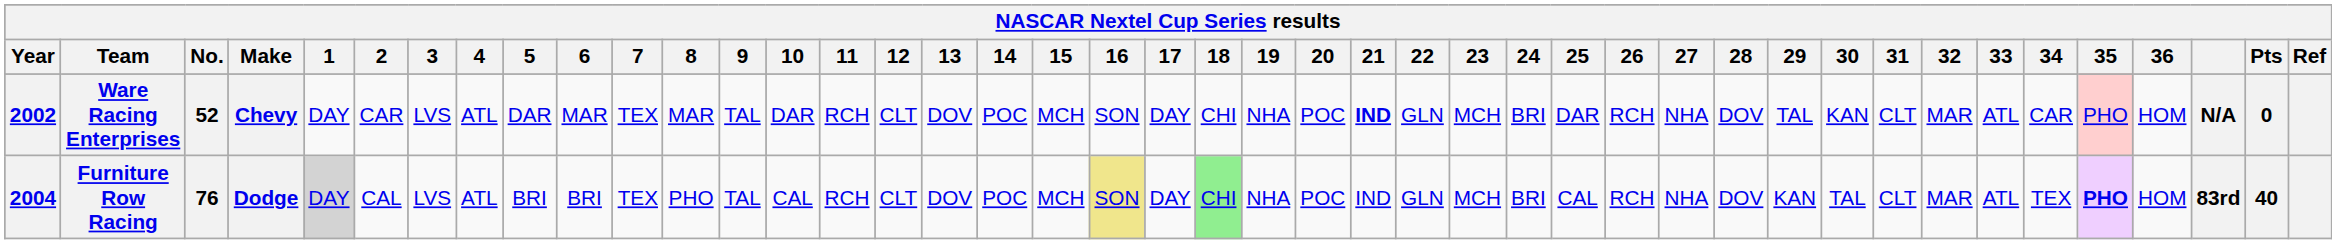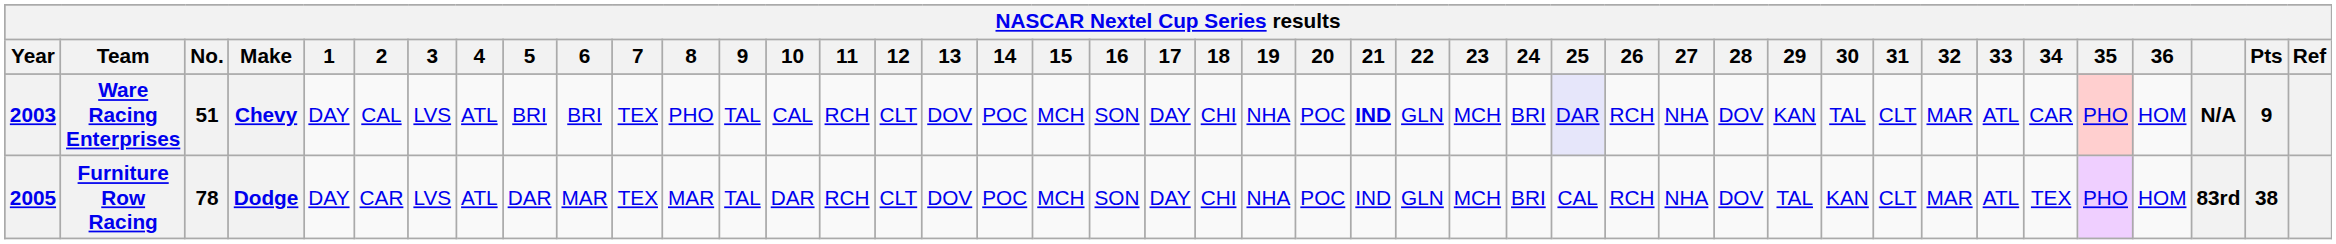(33, 115) 2002 -> (33, 115) 2003
(207, 115) 52 -> (207, 115) 51
(381, 115) CAR -> (381, 115) CAL
(530, 115) DAR -> (530, 115) BRI
(585, 115) MAR -> (585, 115) BRI
(691, 115) MAR -> (691, 115) PHO
(793, 115) DAR -> (793, 115) CAL
(1578, 115) no background -> (1578, 115) lavender background
(1795, 115) TAL -> (1795, 115) KAN
(1847, 115) KAN -> (1847, 115) TAL
(2267, 115) 0 -> (2267, 115) 9
(33, 197) 2004 -> (33, 197) 2005
(207, 197) 76 -> (207, 197) 78
(329, 197) lightgrey background -> (329, 197) no background
(381, 197) CAL -> (381, 197) CAR
(530, 197) BRI -> (530, 197) DAR
(585, 197) BRI -> (585, 197) MAR
(691, 197) PHO -> (691, 197) MAR
(793, 197) CAL -> (793, 197) DAR
(1117, 197) khaki background -> (1117, 197) no background
(1219, 197) lightgreen background -> (1219, 197) no background
(1795, 197) KAN -> (1795, 197) TAL
(1847, 197) TAL -> (1847, 197) KAN
(2106, 197) bold -> (2106, 197) normal
(2267, 197) 40 -> (2267, 197) 38
